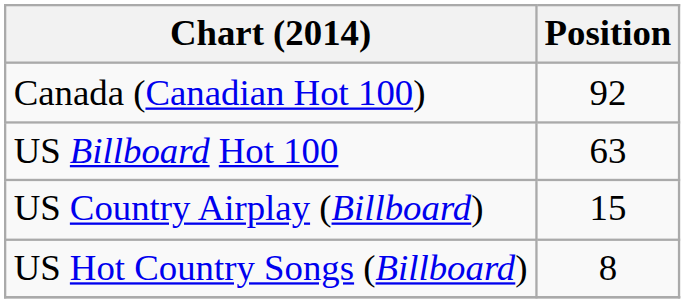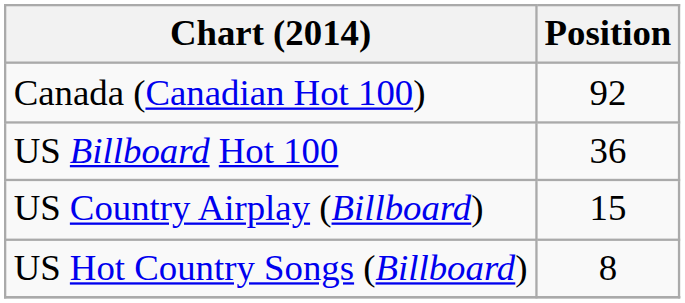(608, 150) 63 -> (608, 150) 36
